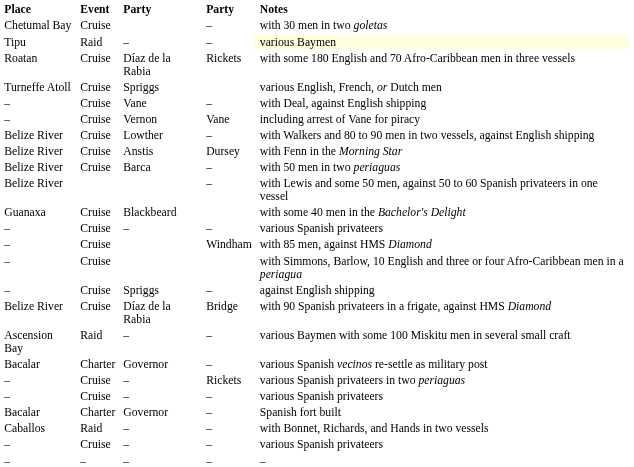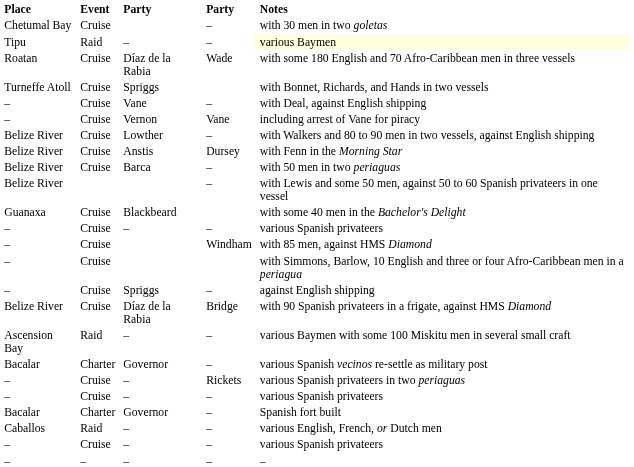(224, 58) Rickets -> (219, 58) Wade
(351, 87) various English, French, or Dutch men -> (374, 87) with Bonnet, Richards, and Hands in two vessels
(374, 428) with Bonnet, Richards, and Hands in two vessels -> (351, 428) various English, French, or Dutch men
